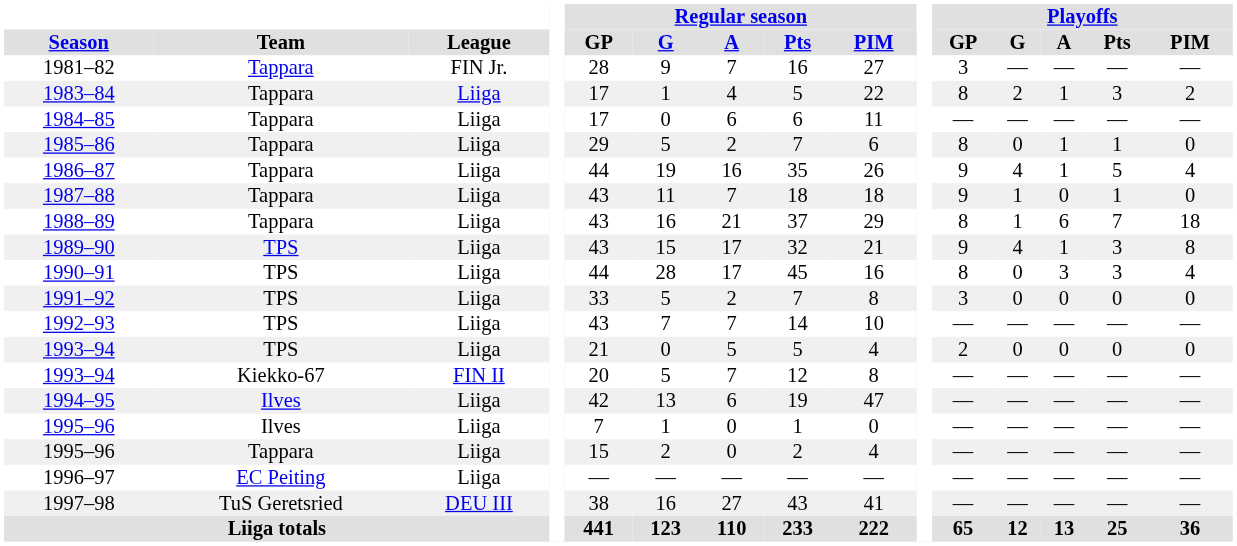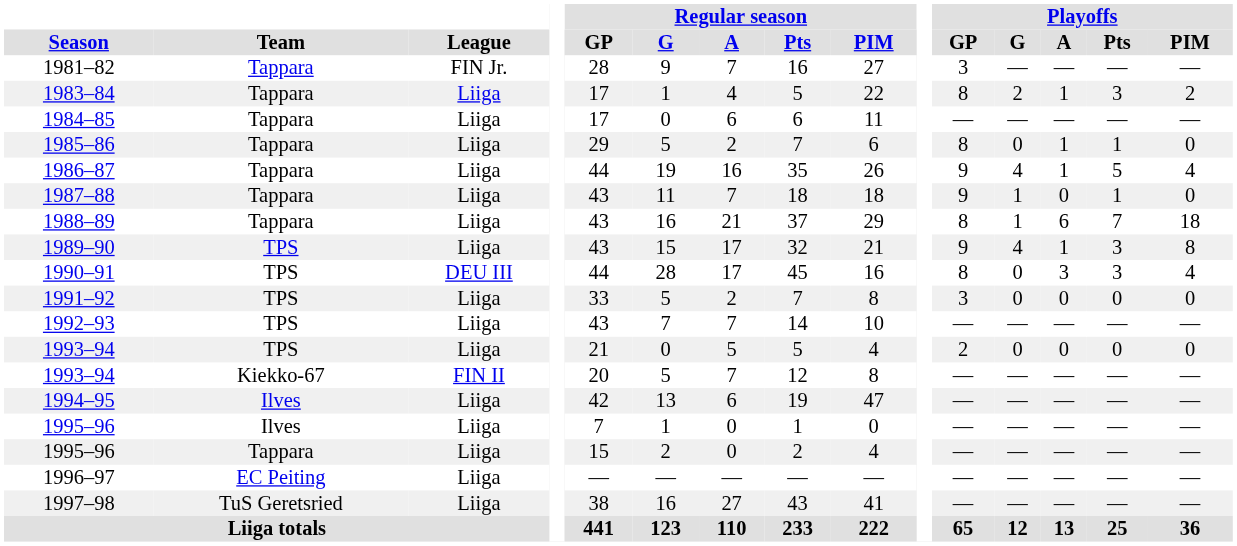(479, 272) Liiga -> (479, 272) DEU III
(479, 503) DEU III -> (479, 503) Liiga
